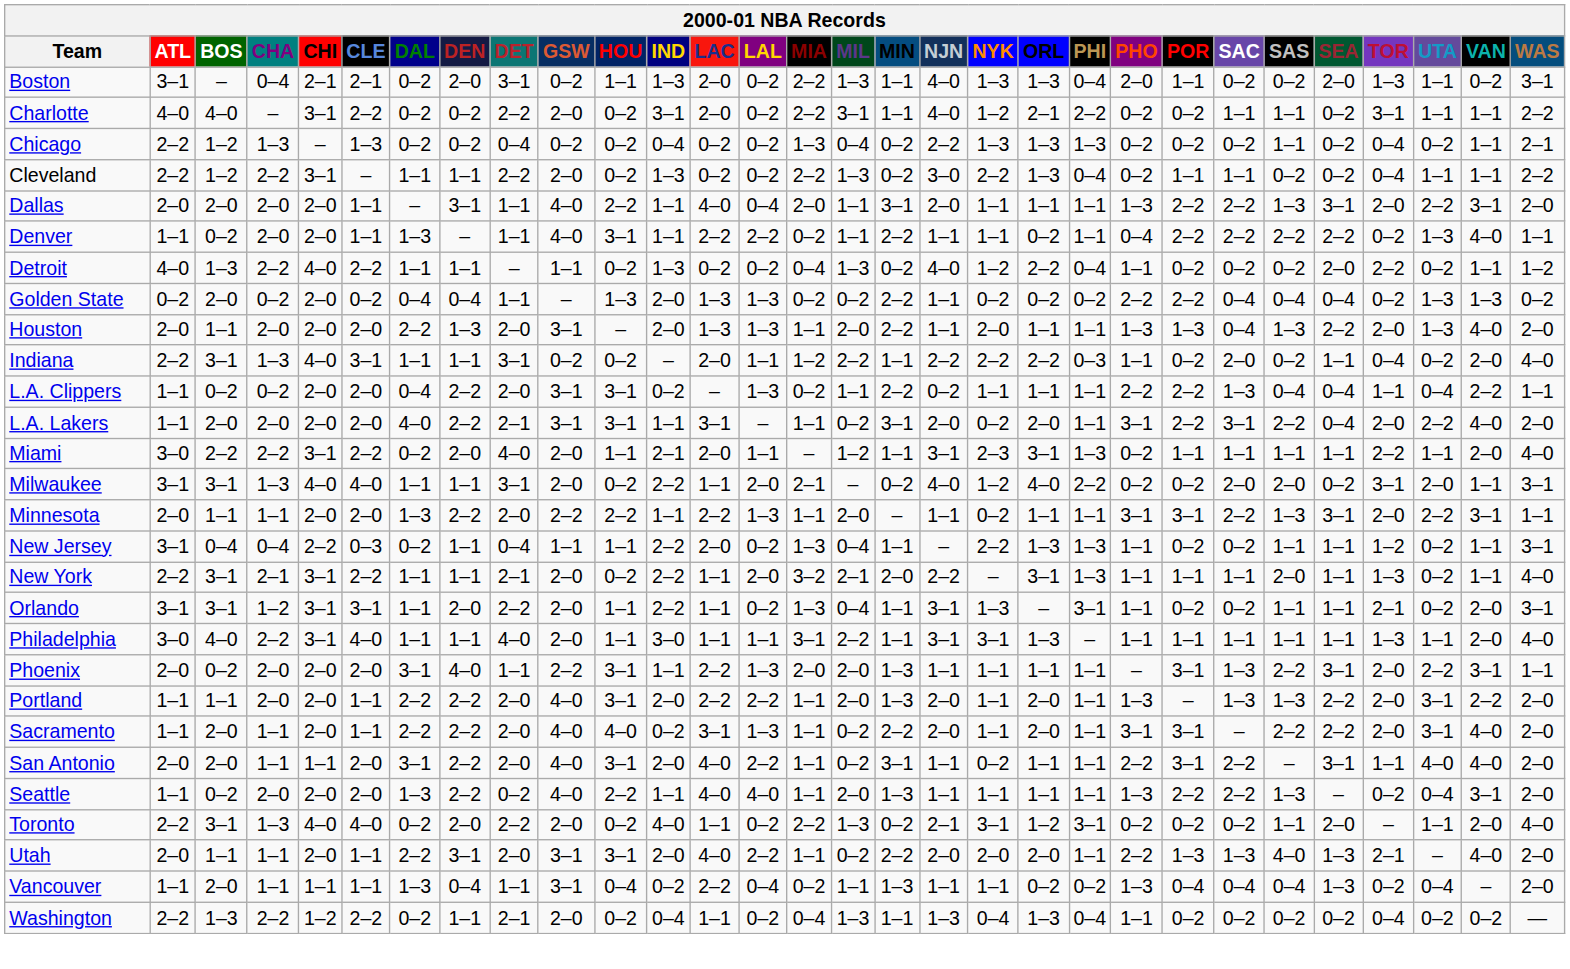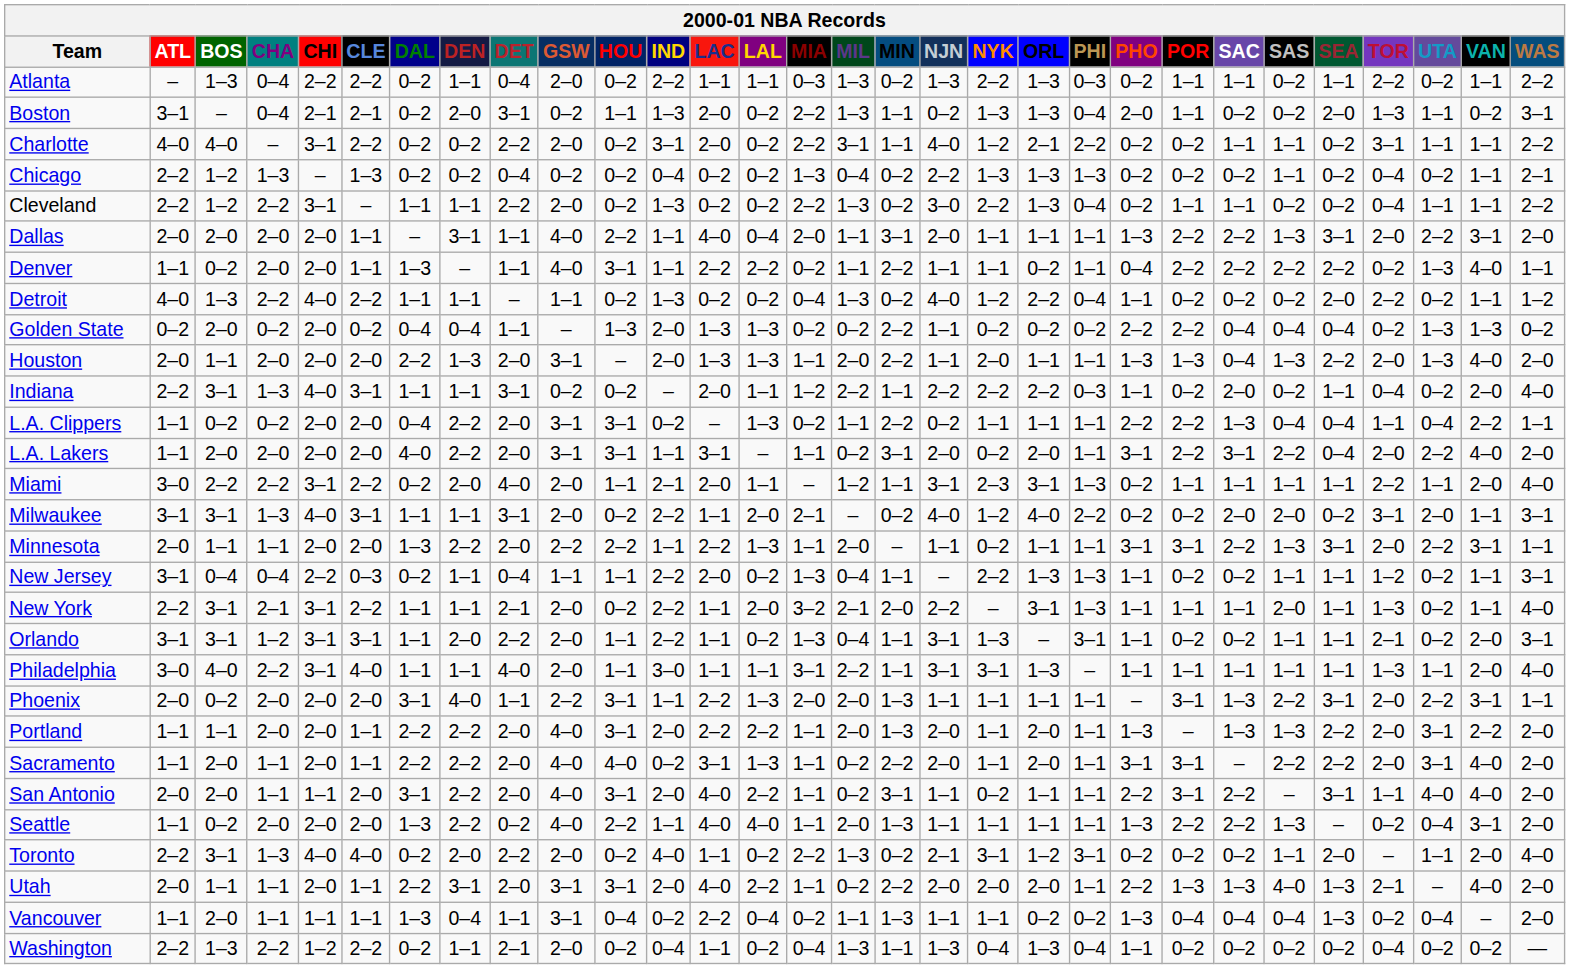+ row: (40, 82)
(944, 82) 4–0 -> (944, 113) 0–2
(514, 423) 2–1 -> (514, 454) 2–0
(366, 485) 4–0 -> (366, 516) 3–1
